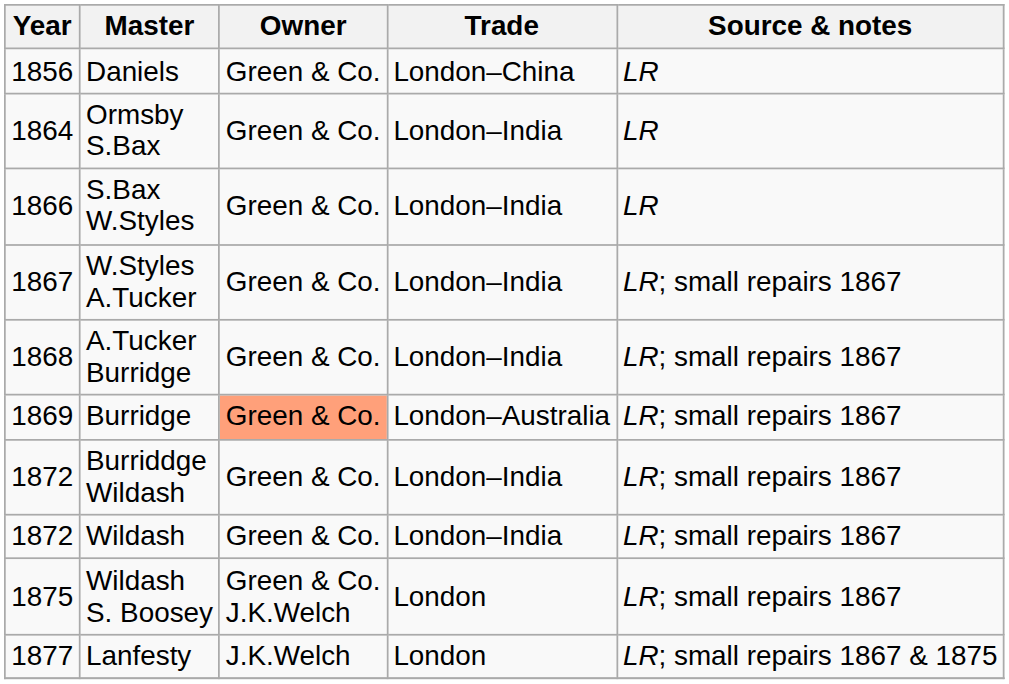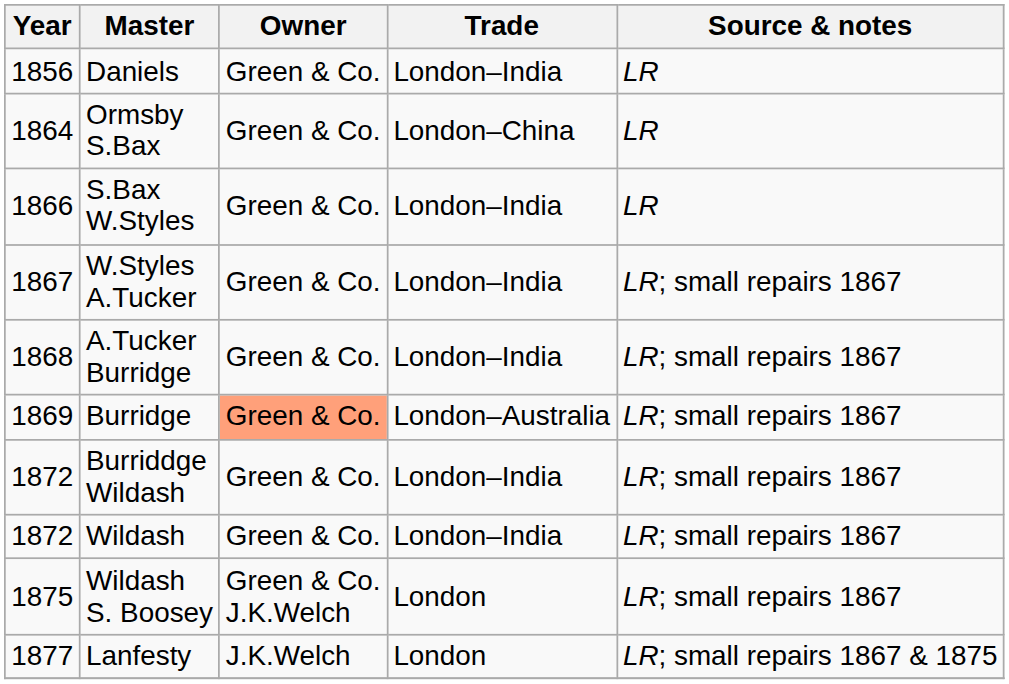(484, 70) London–China -> (478, 70) London–India
(478, 130) London–India -> (484, 130) London–China
